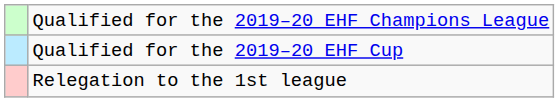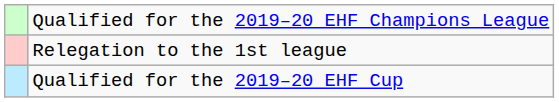rows swapped: (218, 50) <-> (190, 81)
